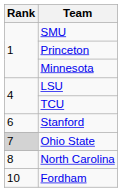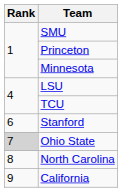+ row: (65, 178)
- row: (64, 178)
